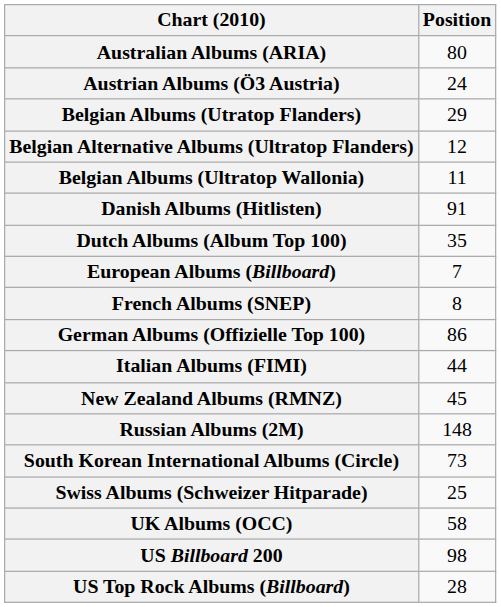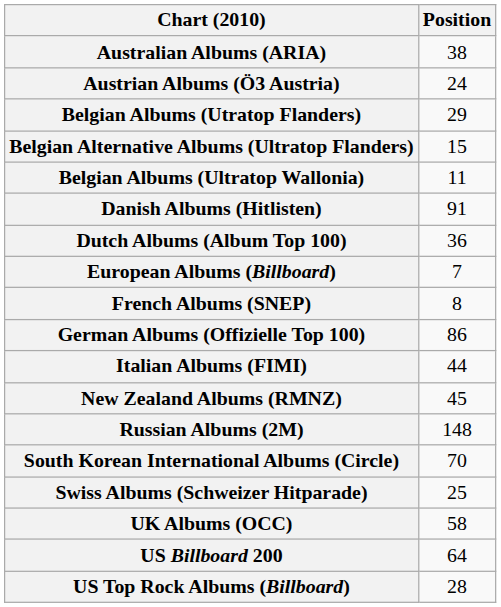(457, 51) 80 -> (457, 51) 38
(457, 146) 12 -> (457, 146) 15
(457, 240) 35 -> (457, 240) 36
(457, 460) 73 -> (457, 460) 70
(457, 555) 98 -> (457, 555) 64
